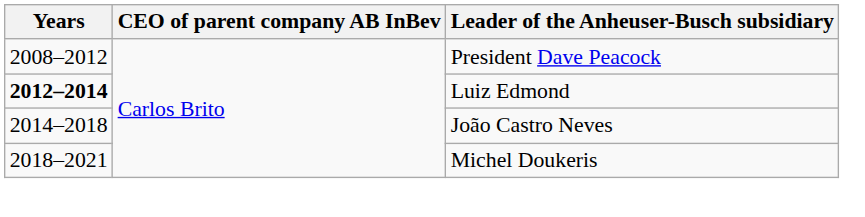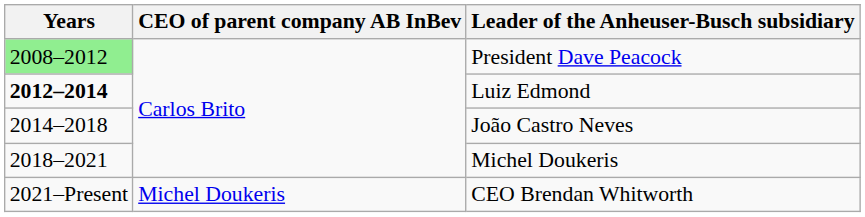(59, 56) no background -> (59, 56) lightgreen background
+ row: (582, 194)
